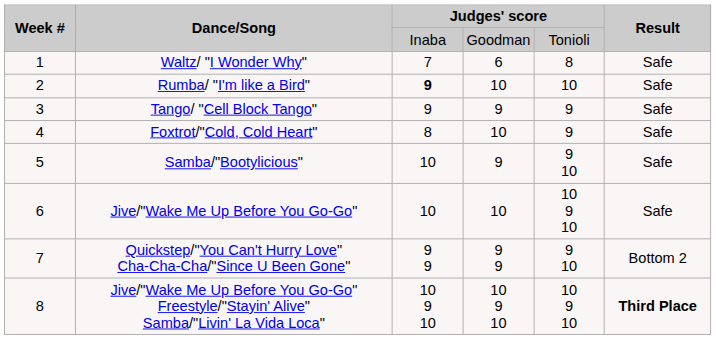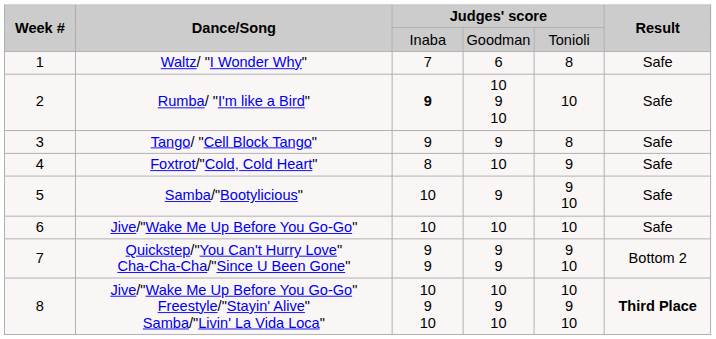(498, 85) 10 -> (498, 102) 10 9 10
(569, 108) 9 -> (569, 141) 8
(569, 211) 10 9 10 -> (569, 227) 10
